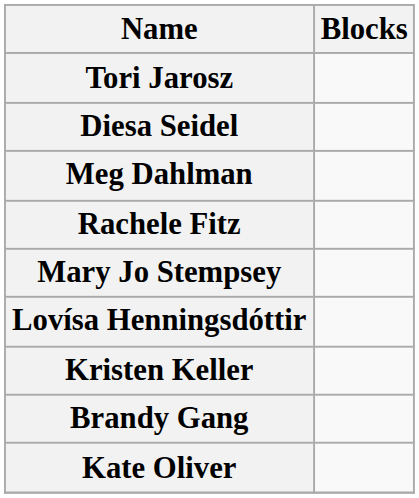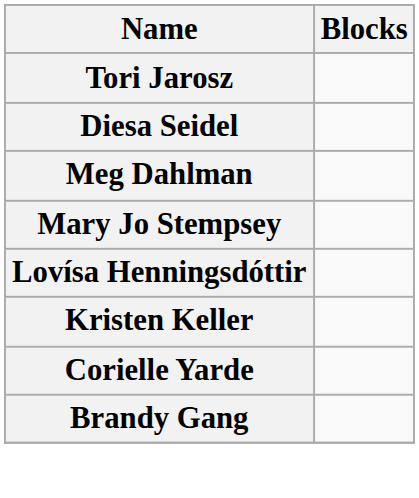- row: (159, 223)
+ row: (159, 369)
- row: (159, 467)
